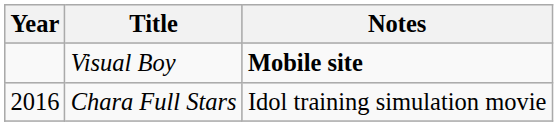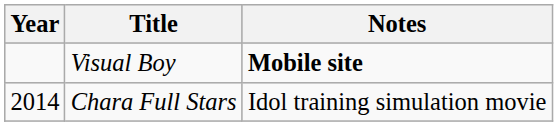(35, 101) 2016 -> (35, 101) 2014
